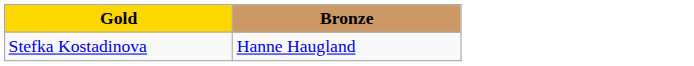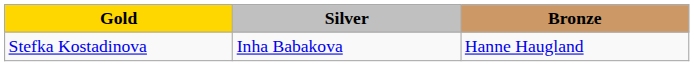+ column: (347, 18)
